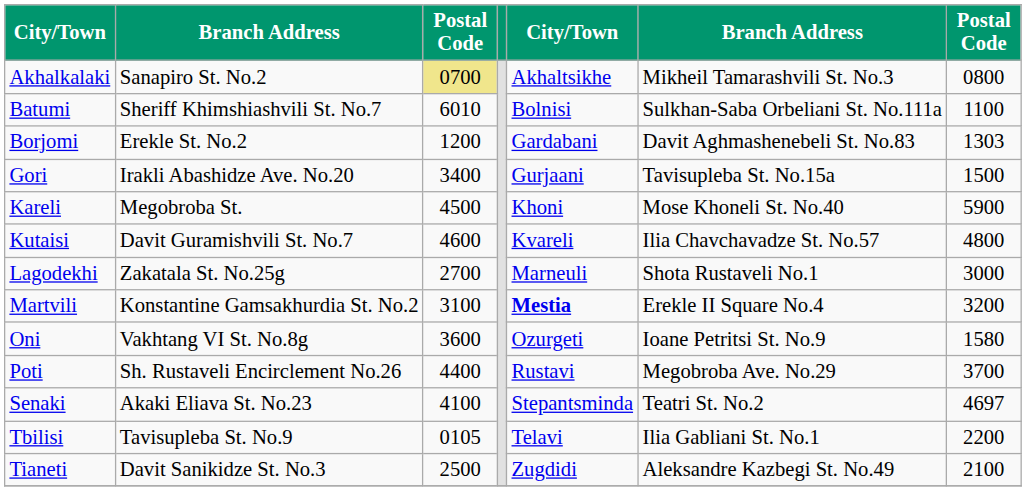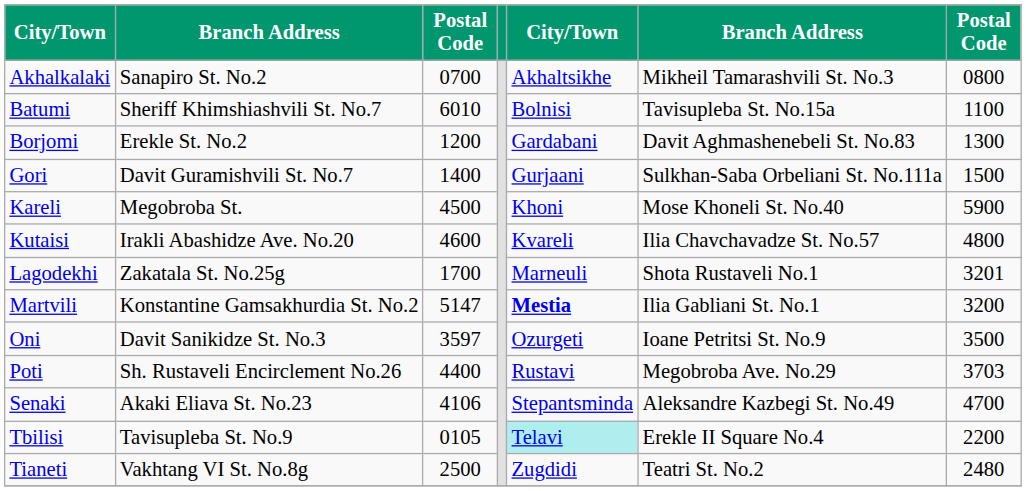(460, 76) khaki background -> (460, 76) no background
(792, 109) Sulkhan-Saba Orbeliani St. No.111a -> (739, 109) Tavisupleba St. No.15a
(984, 142) 1303 -> (984, 142) 1300
(237, 175) Irakli Abashidze Ave. No.20 -> (236, 175) Davit Guramishvili St. No.7
(460, 175) 3400 -> (460, 175) 1400
(739, 175) Tavisupleba St. No.15a -> (792, 175) Sulkhan-Saba Orbeliani St. No.111a
(236, 240) Davit Guramishvili St. No.7 -> (237, 240) Irakli Abashidze Ave. No.20
(460, 273) 2700 -> (460, 273) 1700
(984, 273) 3000 -> (984, 273) 3201
(460, 305) 3100 -> (460, 305) 5147
(733, 305) Erekle II Square No.4 -> (731, 305) Ilia Gabliani St. No.1
(214, 338) Vakhtang VI St. No.8g -> (223, 338) Davit Sanikidze St. No.3
(460, 338) 3600 -> (460, 338) 3597
(984, 338) 1580 -> (984, 338) 3500
(984, 371) 3700 -> (984, 371) 3703
(460, 404) 4100 -> (460, 404) 4106
(703, 404) Teatri St. No.2 -> (768, 404) Aleksandre Kazbegi St. No.49
(984, 404) 4697 -> (984, 404) 4700
(537, 436) no background -> (537, 436) paleturquoise background
(731, 436) Ilia Gabliani St. No.1 -> (733, 436) Erekle II Square No.4
(223, 469) Davit Sanikidze St. No.3 -> (214, 469) Vakhtang VI St. No.8g
(768, 469) Aleksandre Kazbegi St. No.49 -> (703, 469) Teatri St. No.2
(984, 469) 2100 -> (984, 469) 2480
